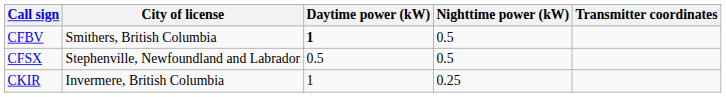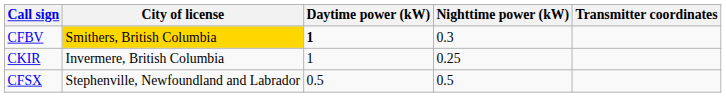(141, 37) no background -> (141, 37) gold background
(445, 37) 0.5 -> (445, 37) 0.3
rows swapped: (25, 59) <-> (24, 80)
